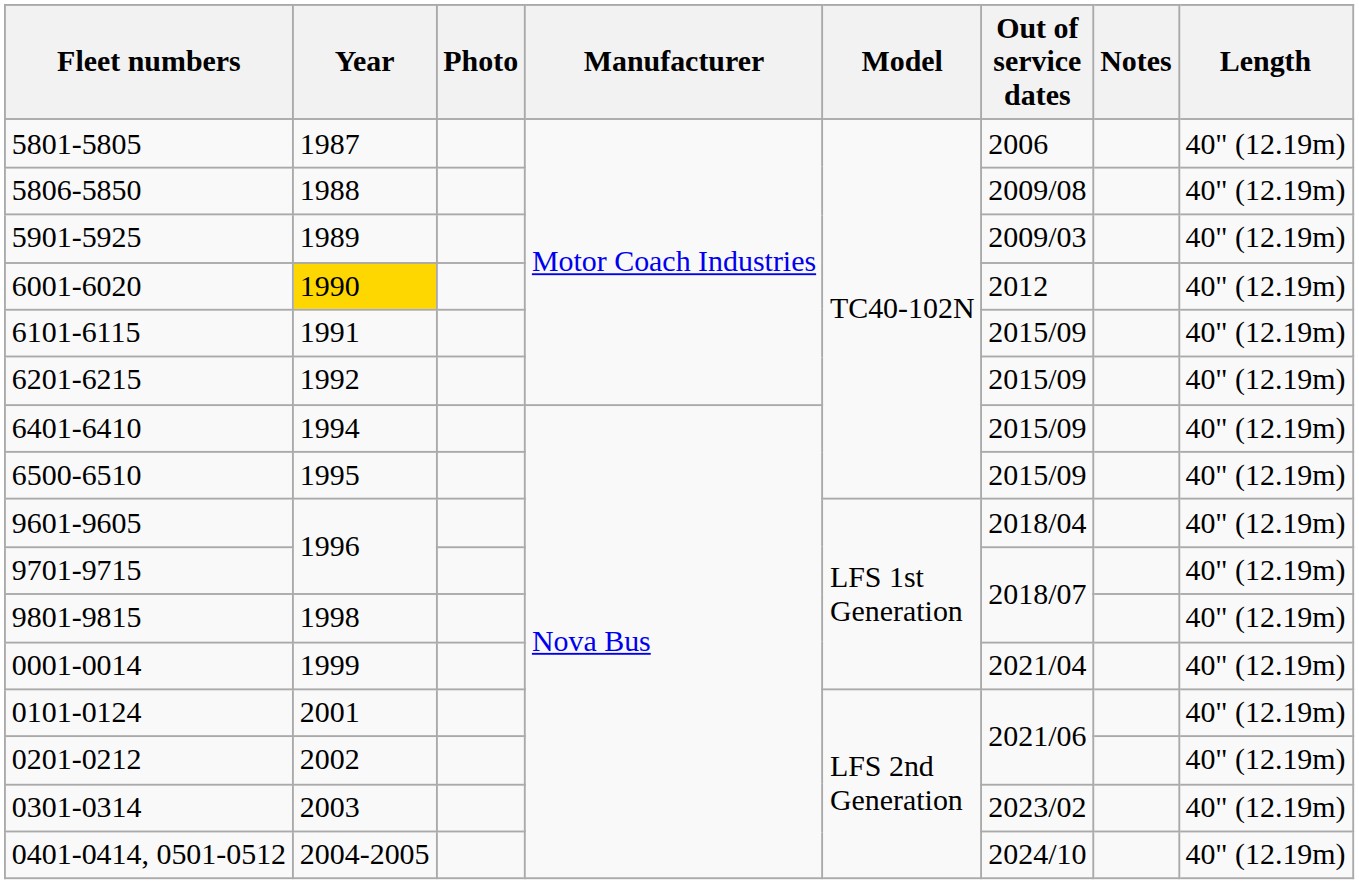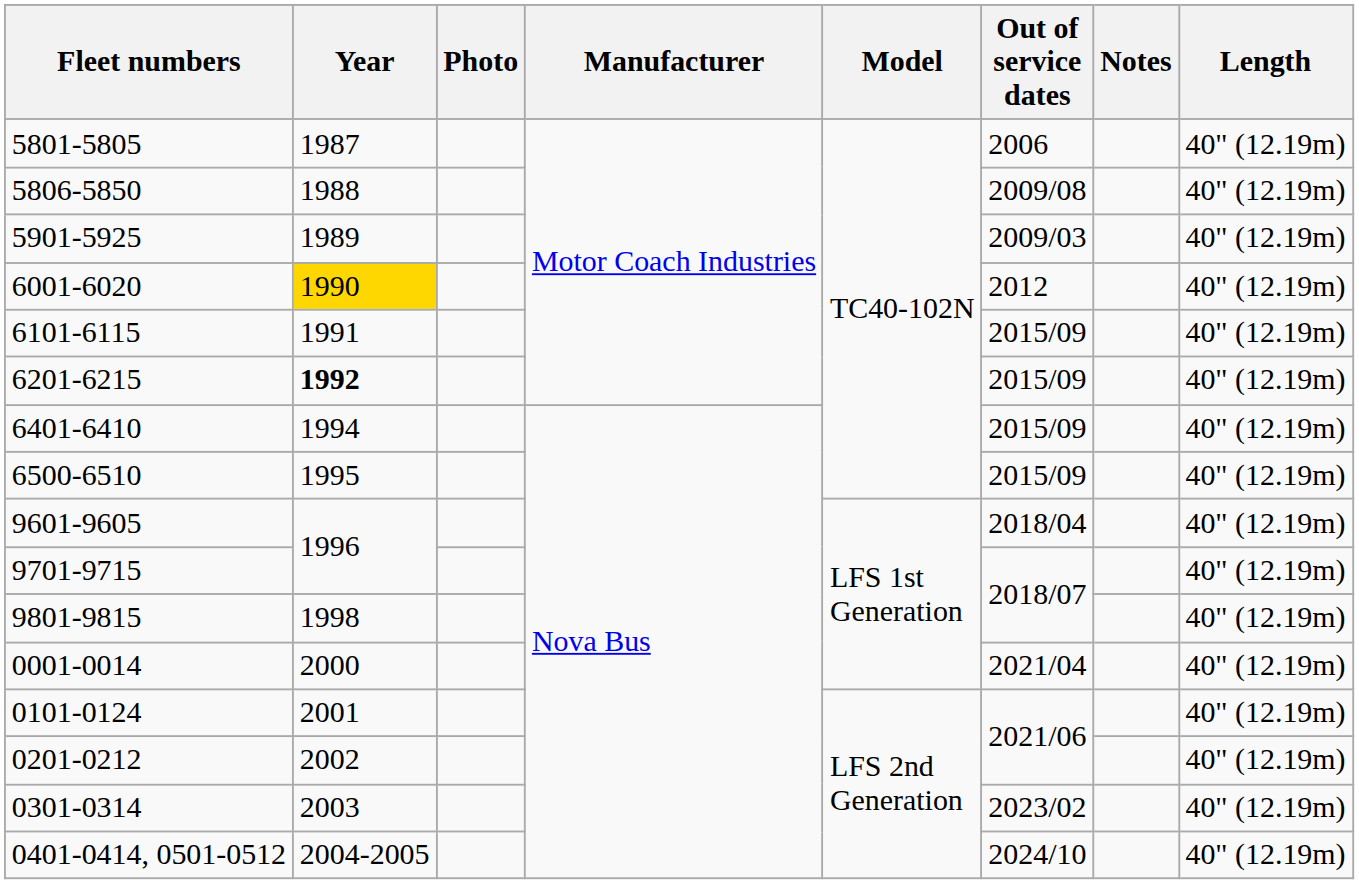(330, 380) normal -> (330, 380) bold
(330, 664) 1999 -> (330, 664) 2000
